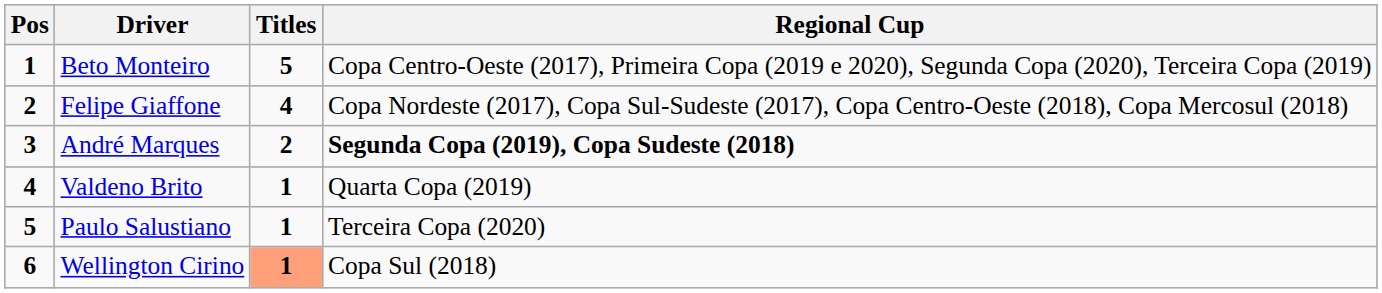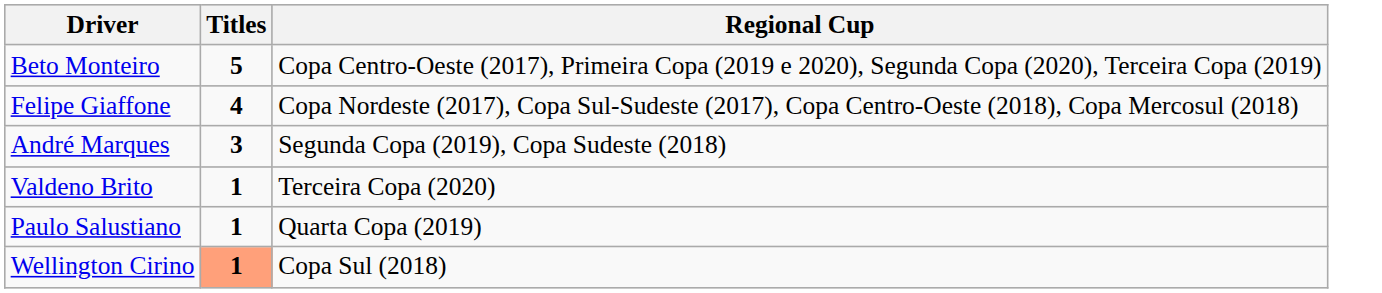- column: (30, 24)
(286, 145) 2 -> (236, 145) 3
(561, 145) bold -> (502, 145) normal
(430, 186) Quarta Copa (2019) -> (387, 186) Terceira Copa (2020)
(437, 226) Terceira Copa (2020) -> (380, 226) Quarta Copa (2019)
